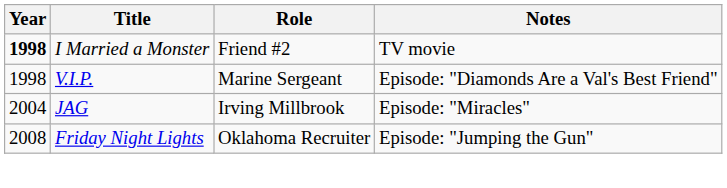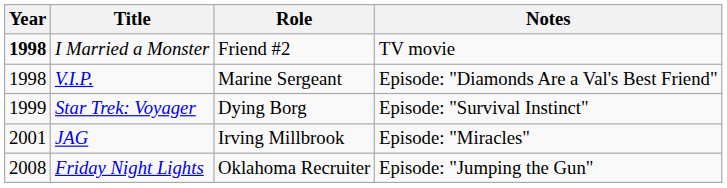+ row: (125, 108)
(28, 108) 2004 -> (28, 138) 2001
